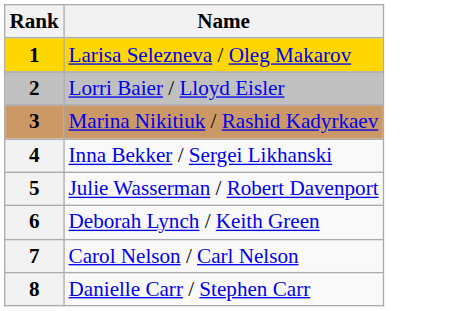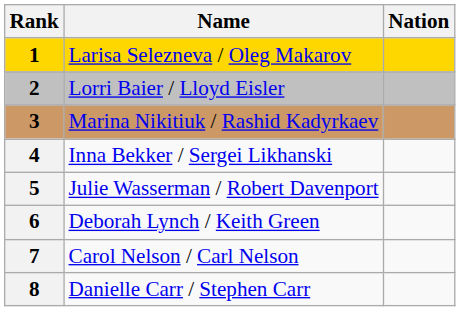+ column: (419, 21)
